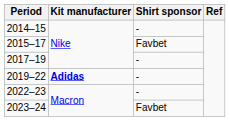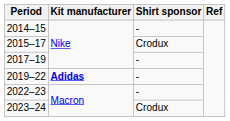(151, 44) Favbet -> (152, 44) Crodux
(151, 108) Favbet -> (152, 108) Crodux
